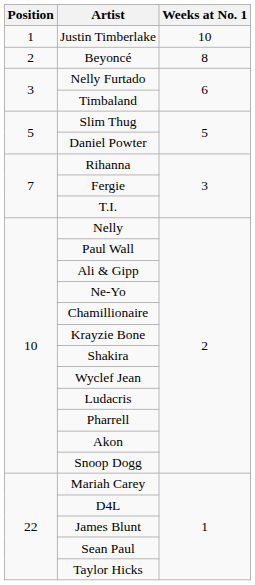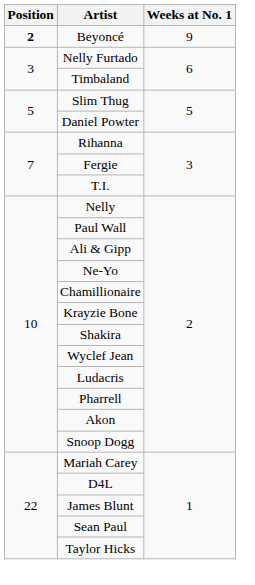- row: (108, 36)
(31, 57) normal -> (31, 36) bold
(205, 57) 8 -> (189, 36) 9
